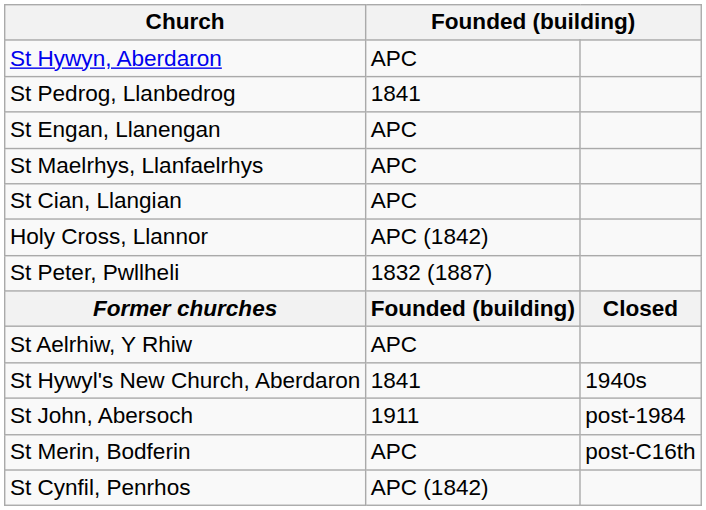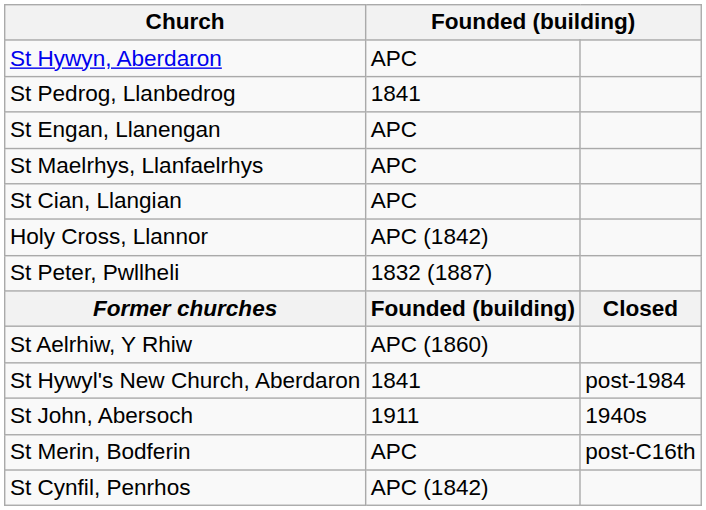(394, 344) APC -> (430, 344) APC (1860)
(616, 380) 1940s -> (635, 380) post-1984
(635, 415) post-1984 -> (616, 415) 1940s
